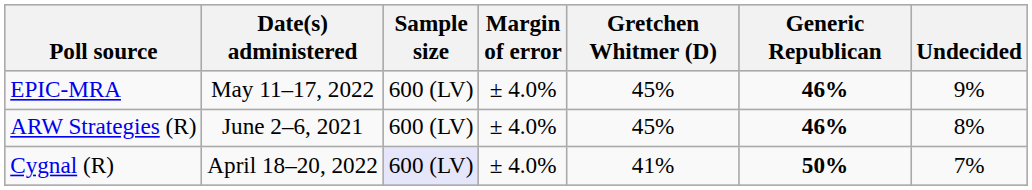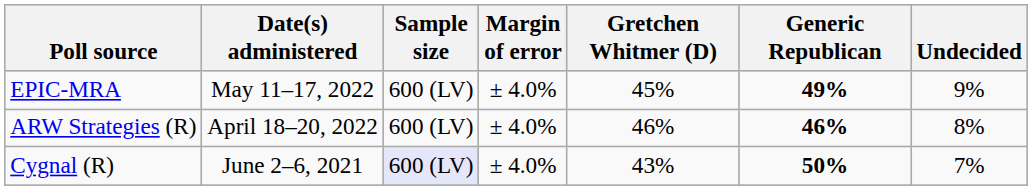(825, 89) 46% -> (825, 89) 49%
(293, 127) June 2–6, 2021 -> (293, 127) April 18–20, 2022
(653, 127) 45% -> (653, 127) 46%
(293, 166) April 18–20, 2022 -> (293, 166) June 2–6, 2021
(653, 166) 41% -> (653, 166) 43%
